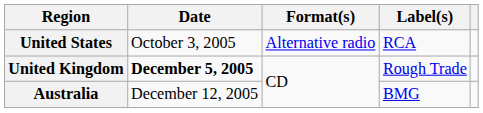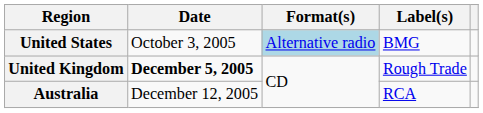(320, 42) no background -> (320, 42) lightblue background
(400, 42) RCA -> (401, 42) BMG
(401, 94) BMG -> (400, 94) RCA
